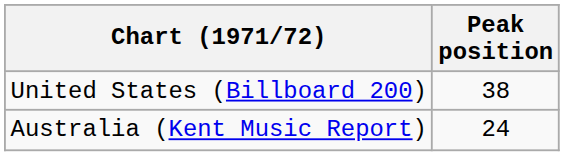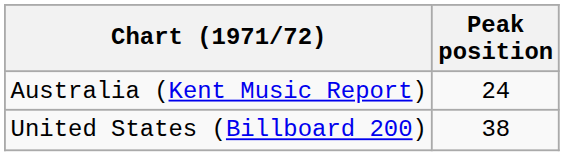rows swapped: (219, 91) <-> (219, 130)
